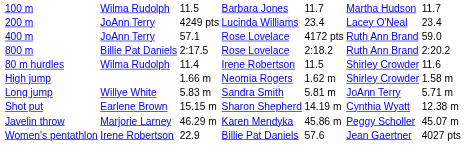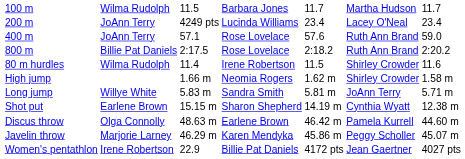(324, 37) 4172 pts -> (314, 37) 57.6
+ row: (34, 121)
(314, 135) 57.6 -> (324, 149) 4172 pts
